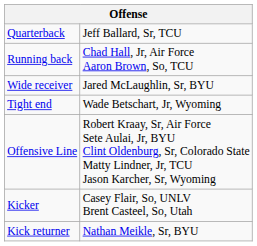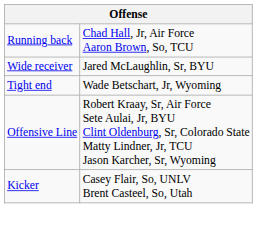- row: (36, 33)
- row: (38, 231)
